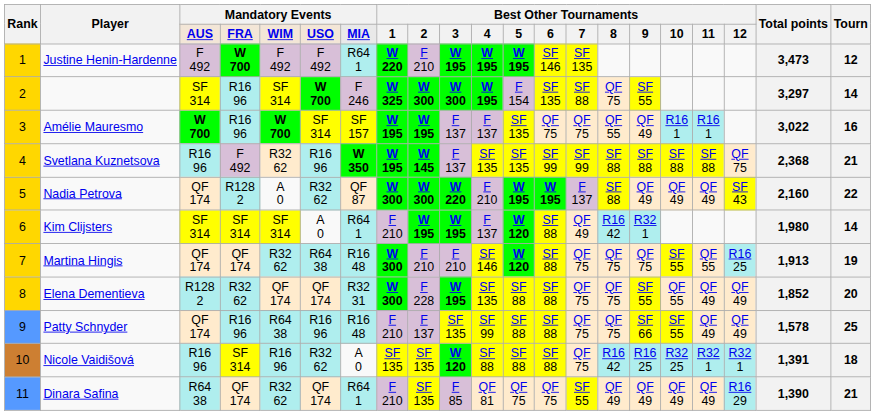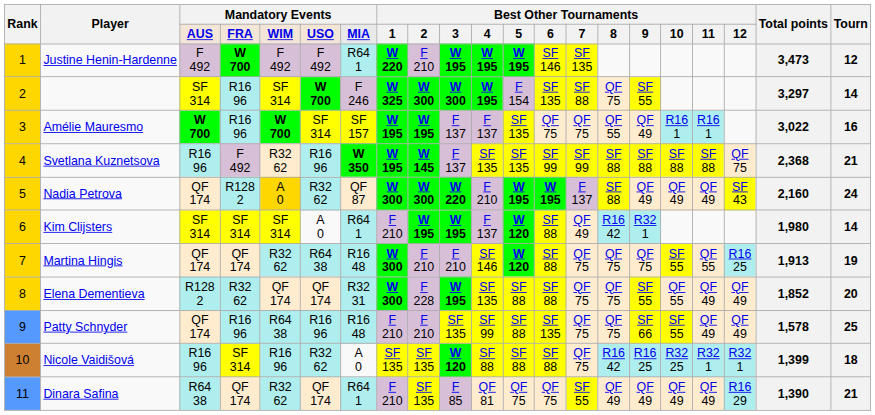(280, 194) no background -> (280, 194) gold background
(851, 194) 22 -> (851, 194) 24
(424, 327) F 137 -> (424, 327) F 210
(550, 327) SF 88 -> (550, 327) SF 135
(793, 361) 1,391 -> (793, 361) 1,399
